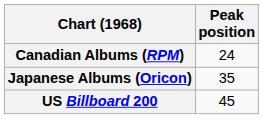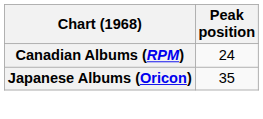- row: (100, 101)
